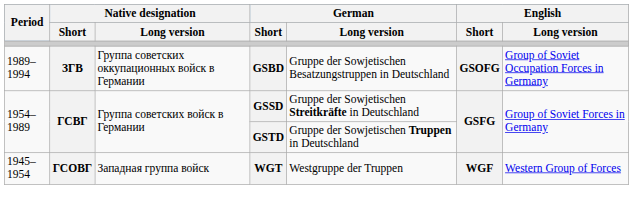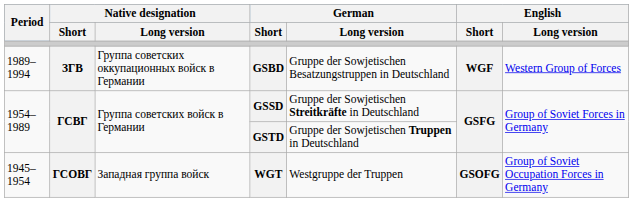(480, 68) GSOFG -> (480, 68) WGF
(554, 68) Group of Soviet Occupation Forces in Germany -> (563, 68) Western Group of Forces
(480, 168) WGF -> (480, 175) GSOFG
(563, 168) Western Group of Forces -> (554, 175) Group of Soviet Occupation Forces in Germany
